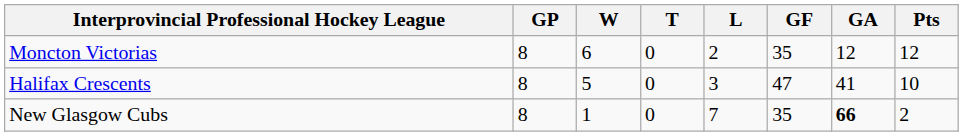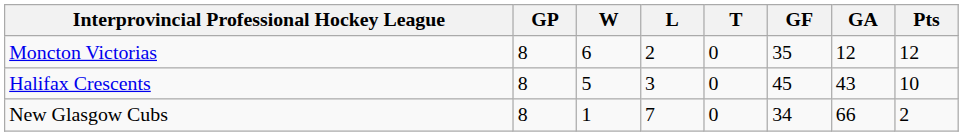columns swapped: (736, 20) <-> (672, 20)
(782, 83) 47 -> (782, 83) 45
(846, 83) 41 -> (846, 83) 43
(782, 114) 35 -> (782, 114) 34
(846, 114) bold -> (846, 114) normal
